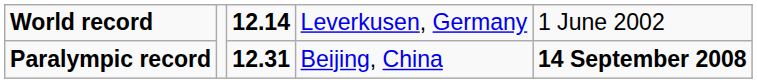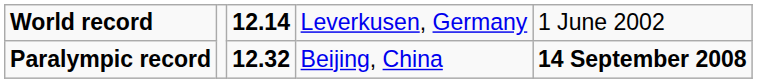(261, 59) 12.31 -> (261, 59) 12.32
